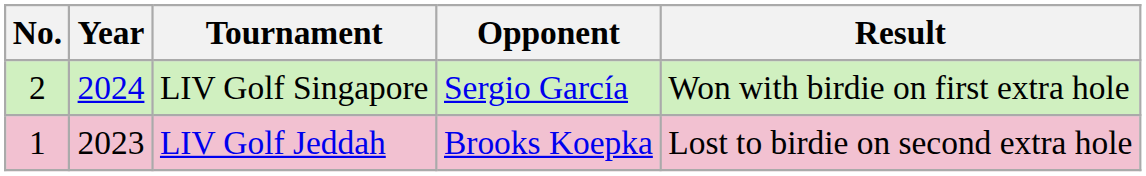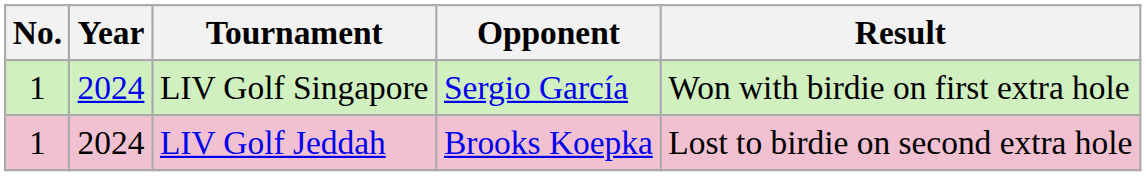(37, 87) 2 -> (37, 87) 1
(111, 142) 2023 -> (111, 142) 2024
